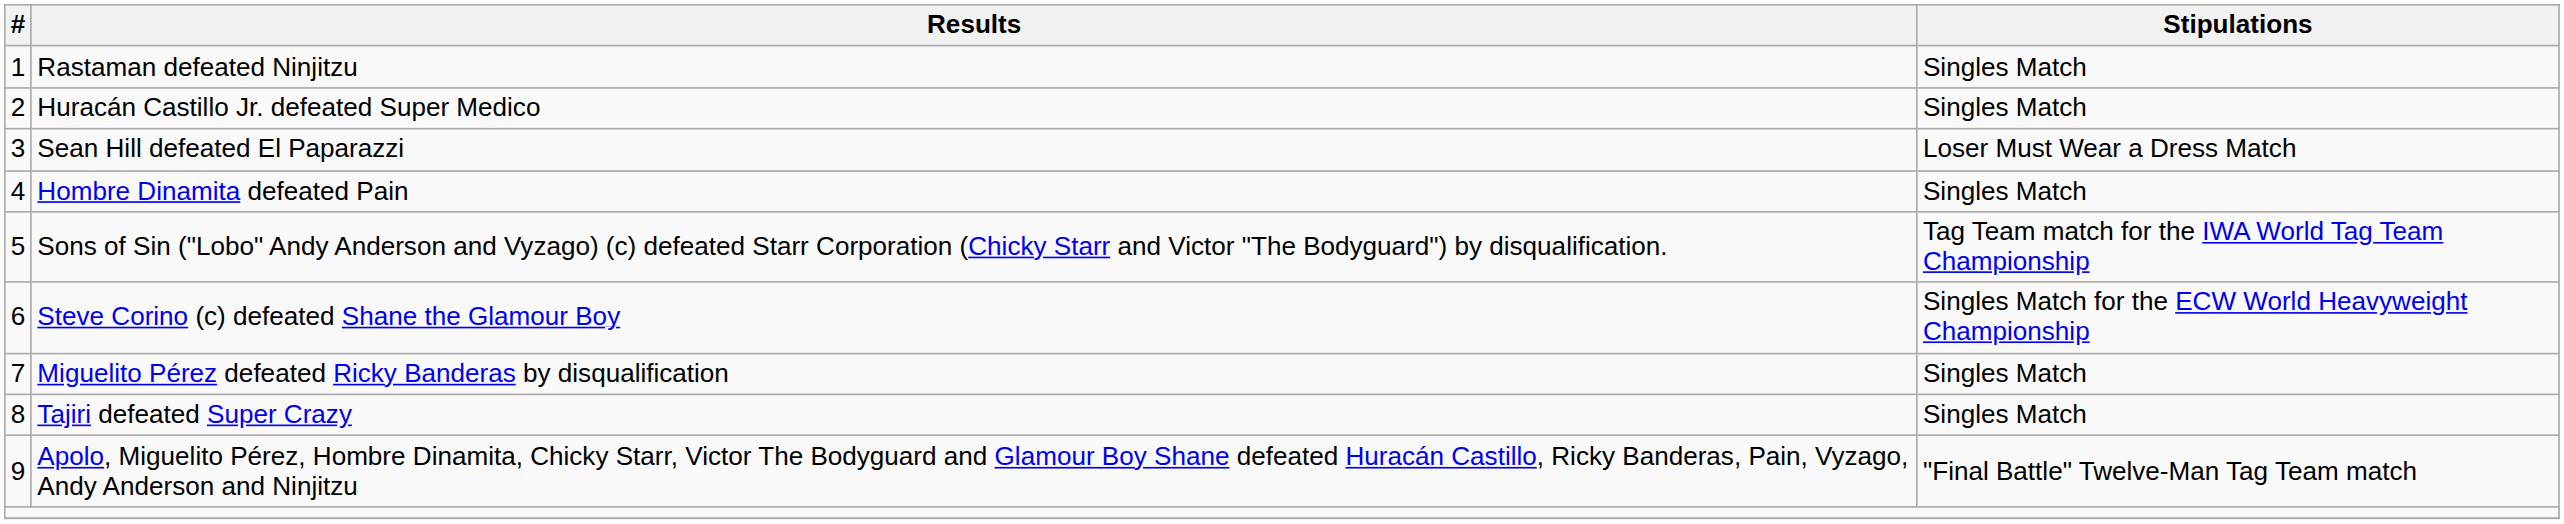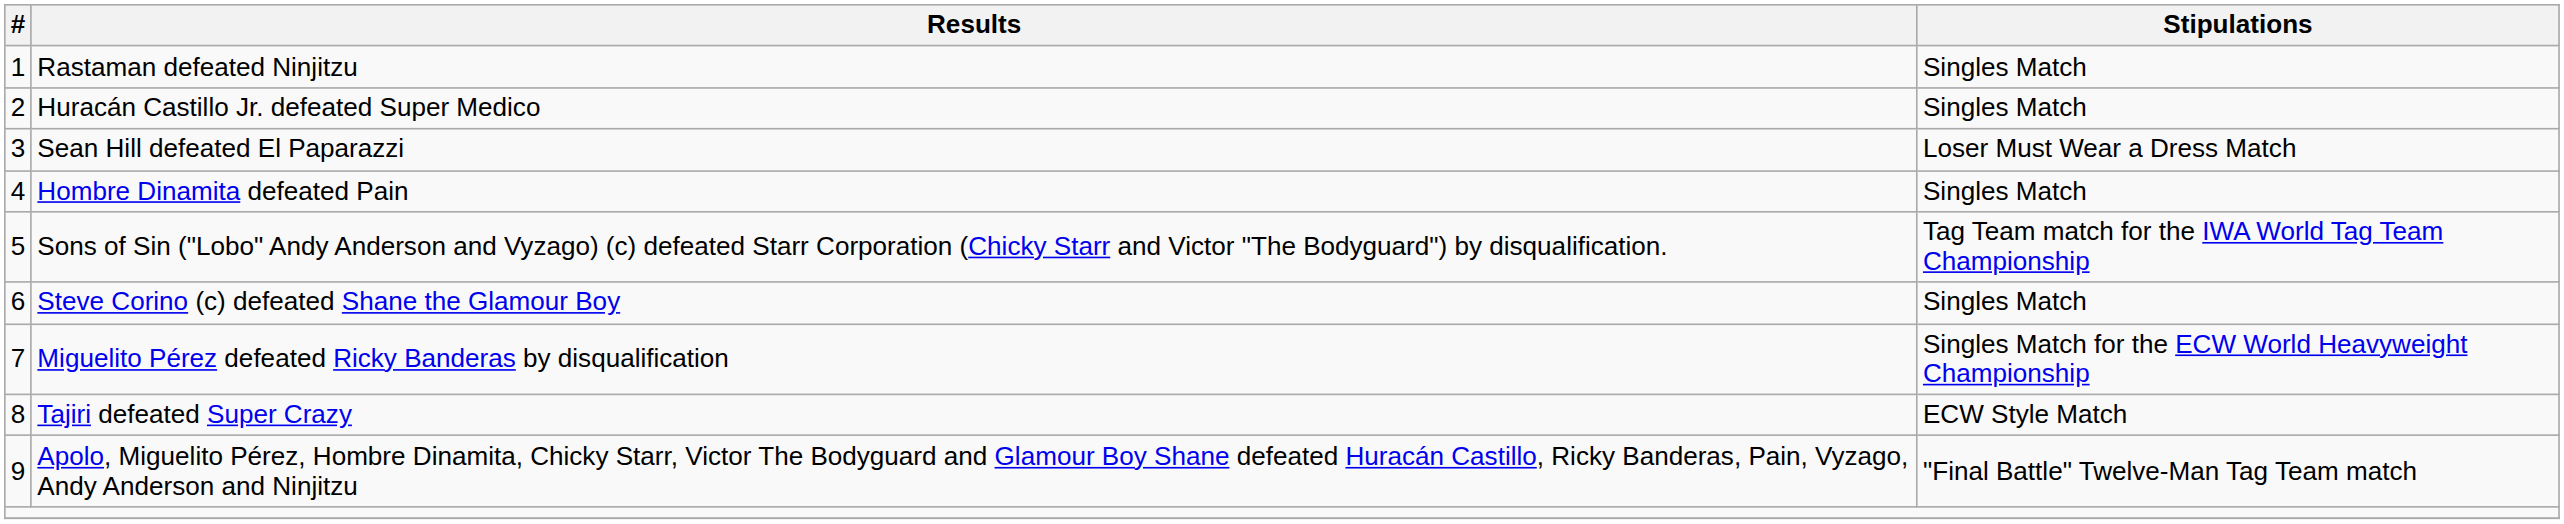(2195, 317) Singles Match for the ECW World Heavyweight Championship -> (2005, 302) Singles Match
(2005, 373) Singles Match -> (2195, 358) Singles Match for the ECW World Heavyweight Championship
(2005, 414) Singles Match -> (2025, 414) ECW Style Match
